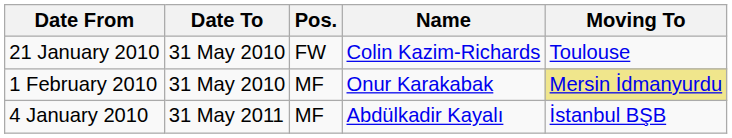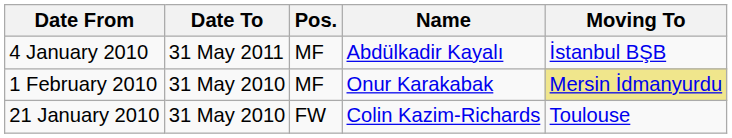rows swapped: (79, 116) <-> (84, 52)
